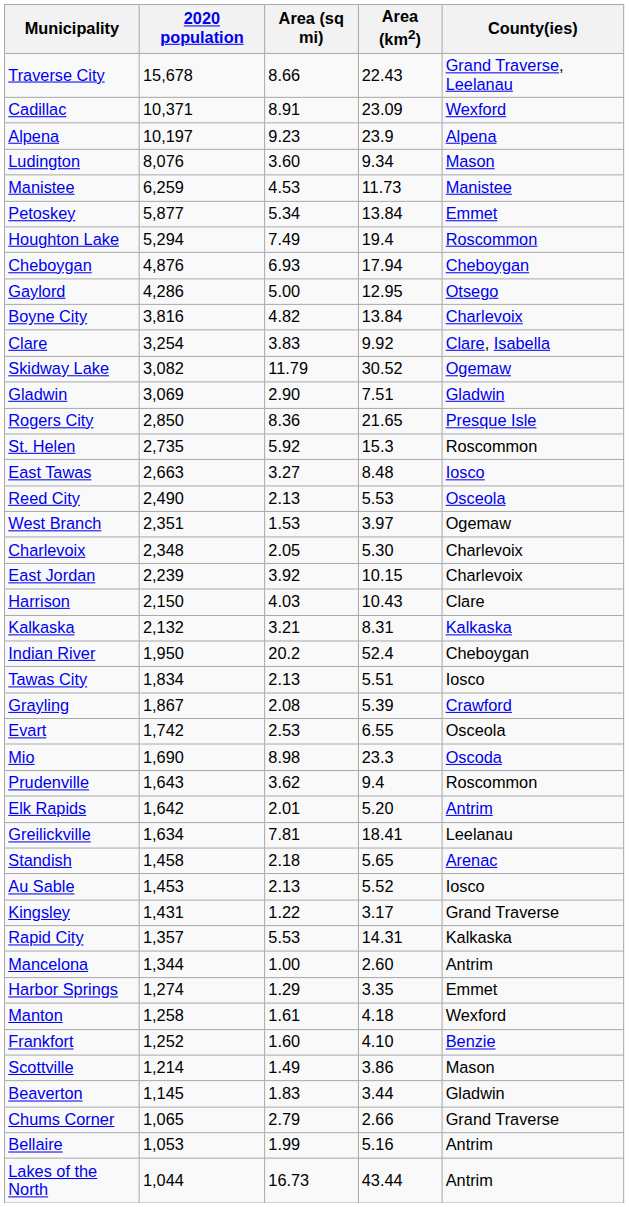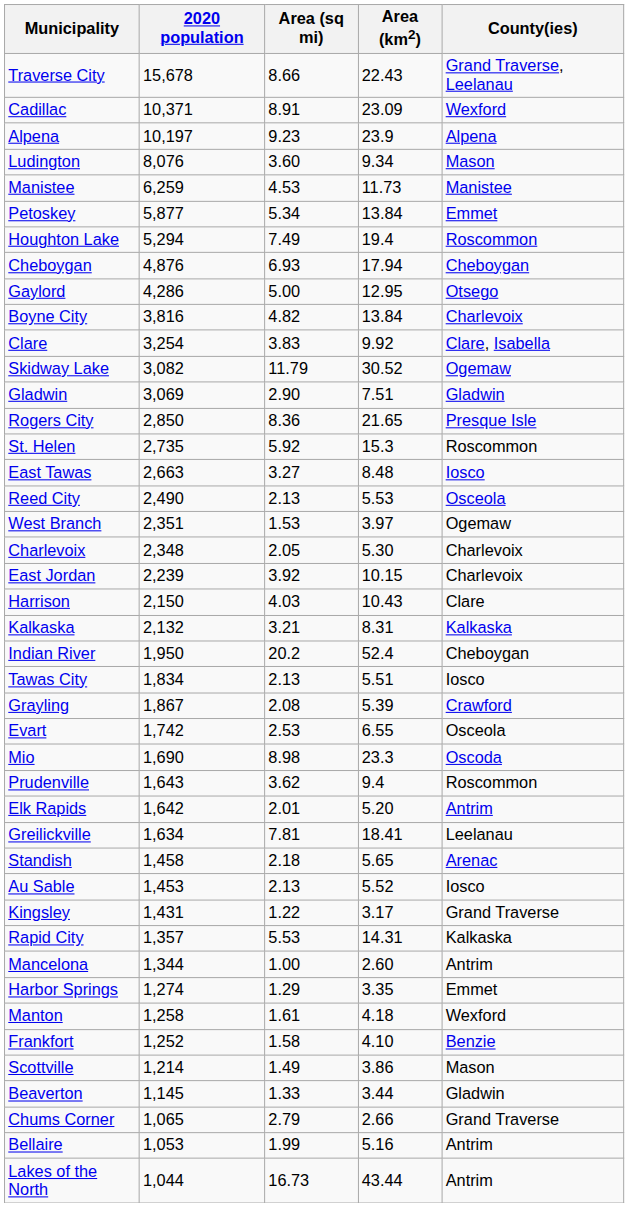(284, 1042) 1.60 -> (284, 1042) 1.58
(284, 1093) 1.83 -> (284, 1093) 1.33
